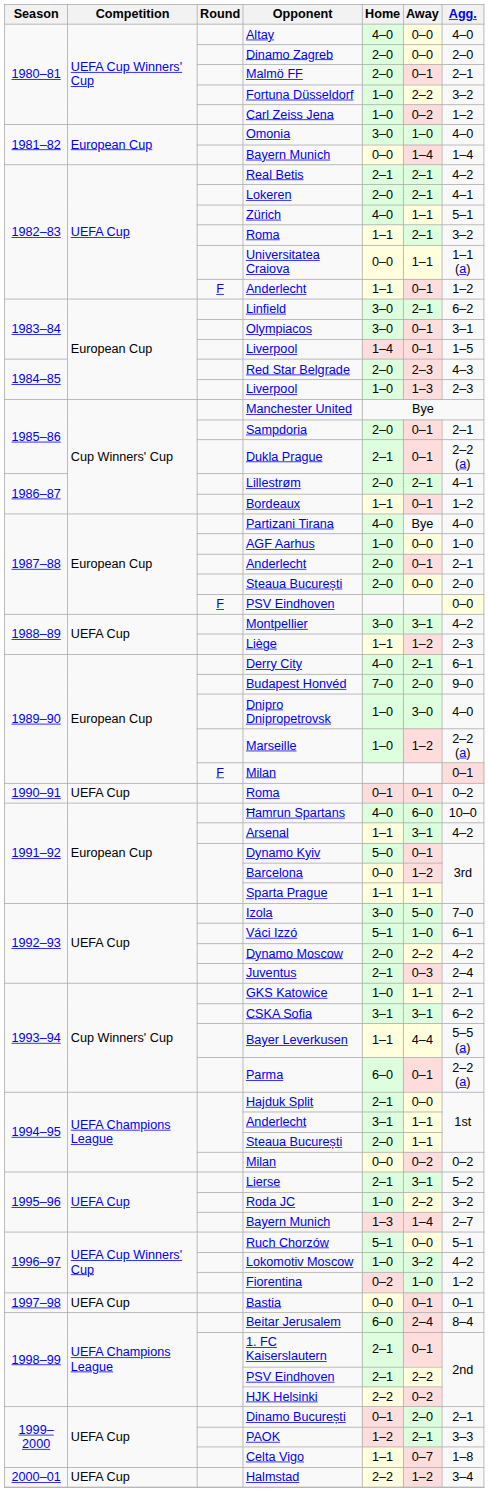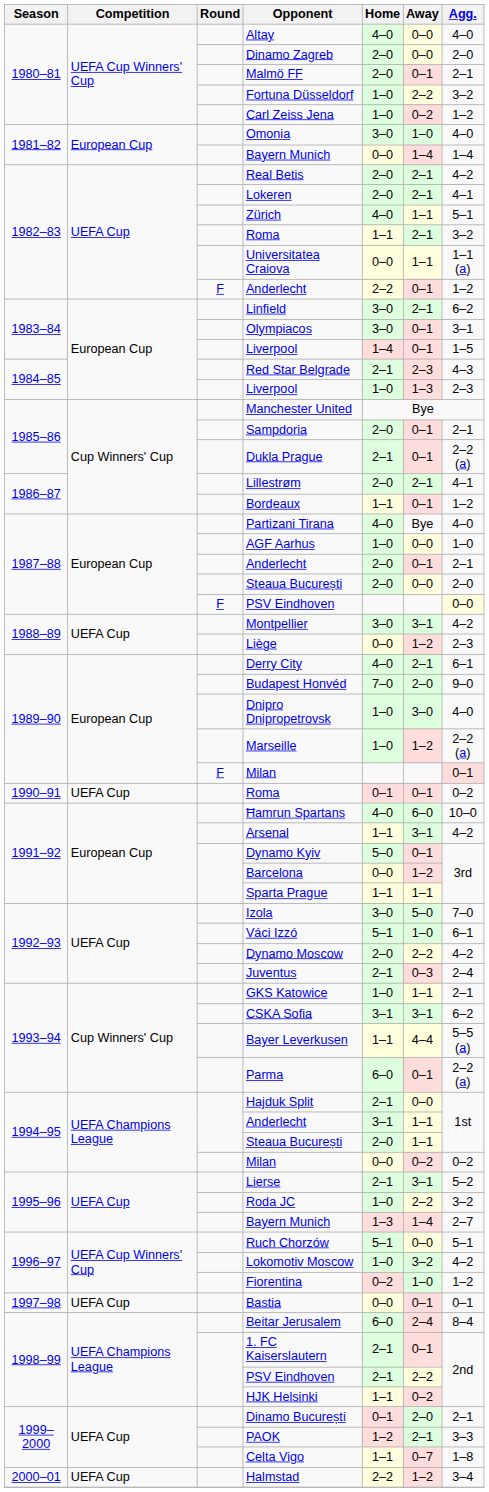(383, 174) 2–1 -> (383, 174) 2–0
(383, 289) 1–1 -> (383, 289) 2–2
(383, 369) 2–0 -> (383, 369) 2–1
(383, 644) 1–1 -> (383, 644) 0–0
(383, 1397) 2–2 -> (383, 1397) 1–1
